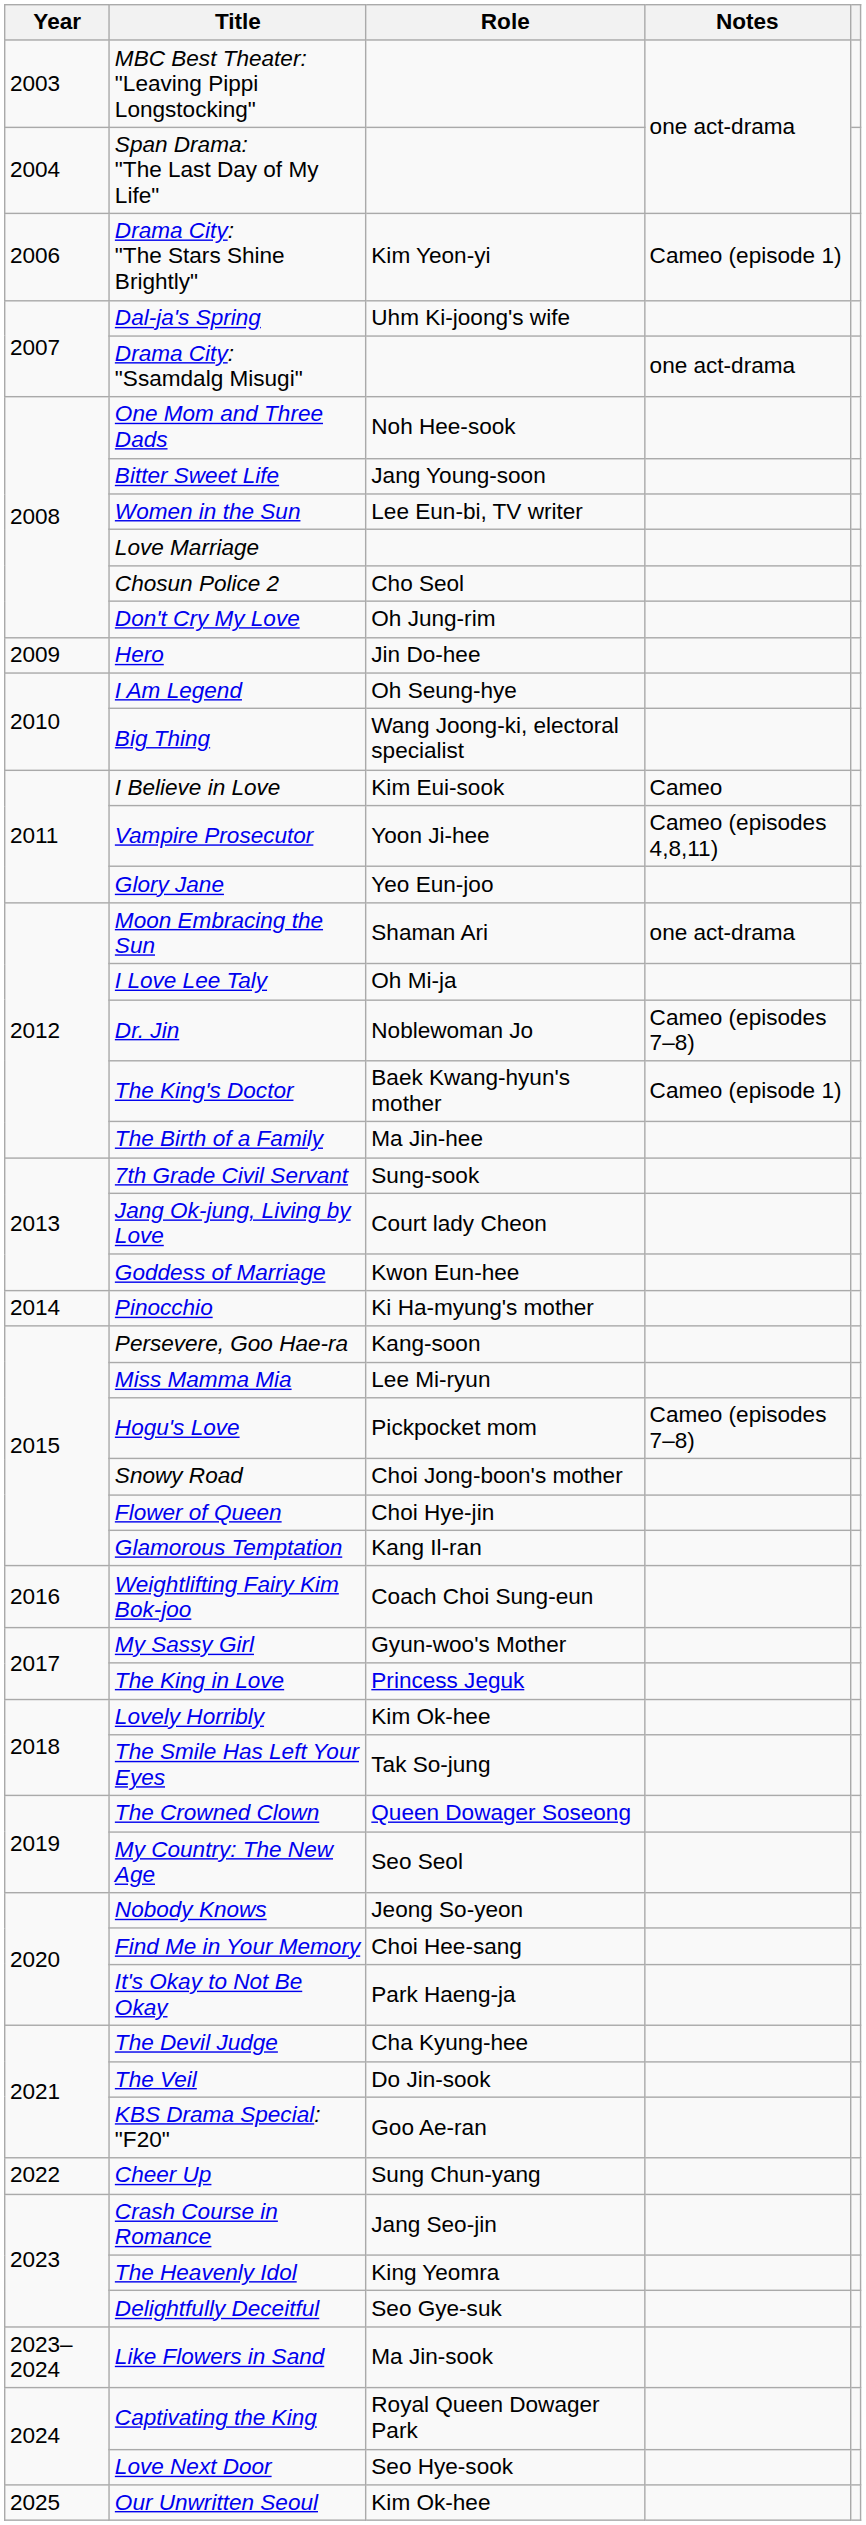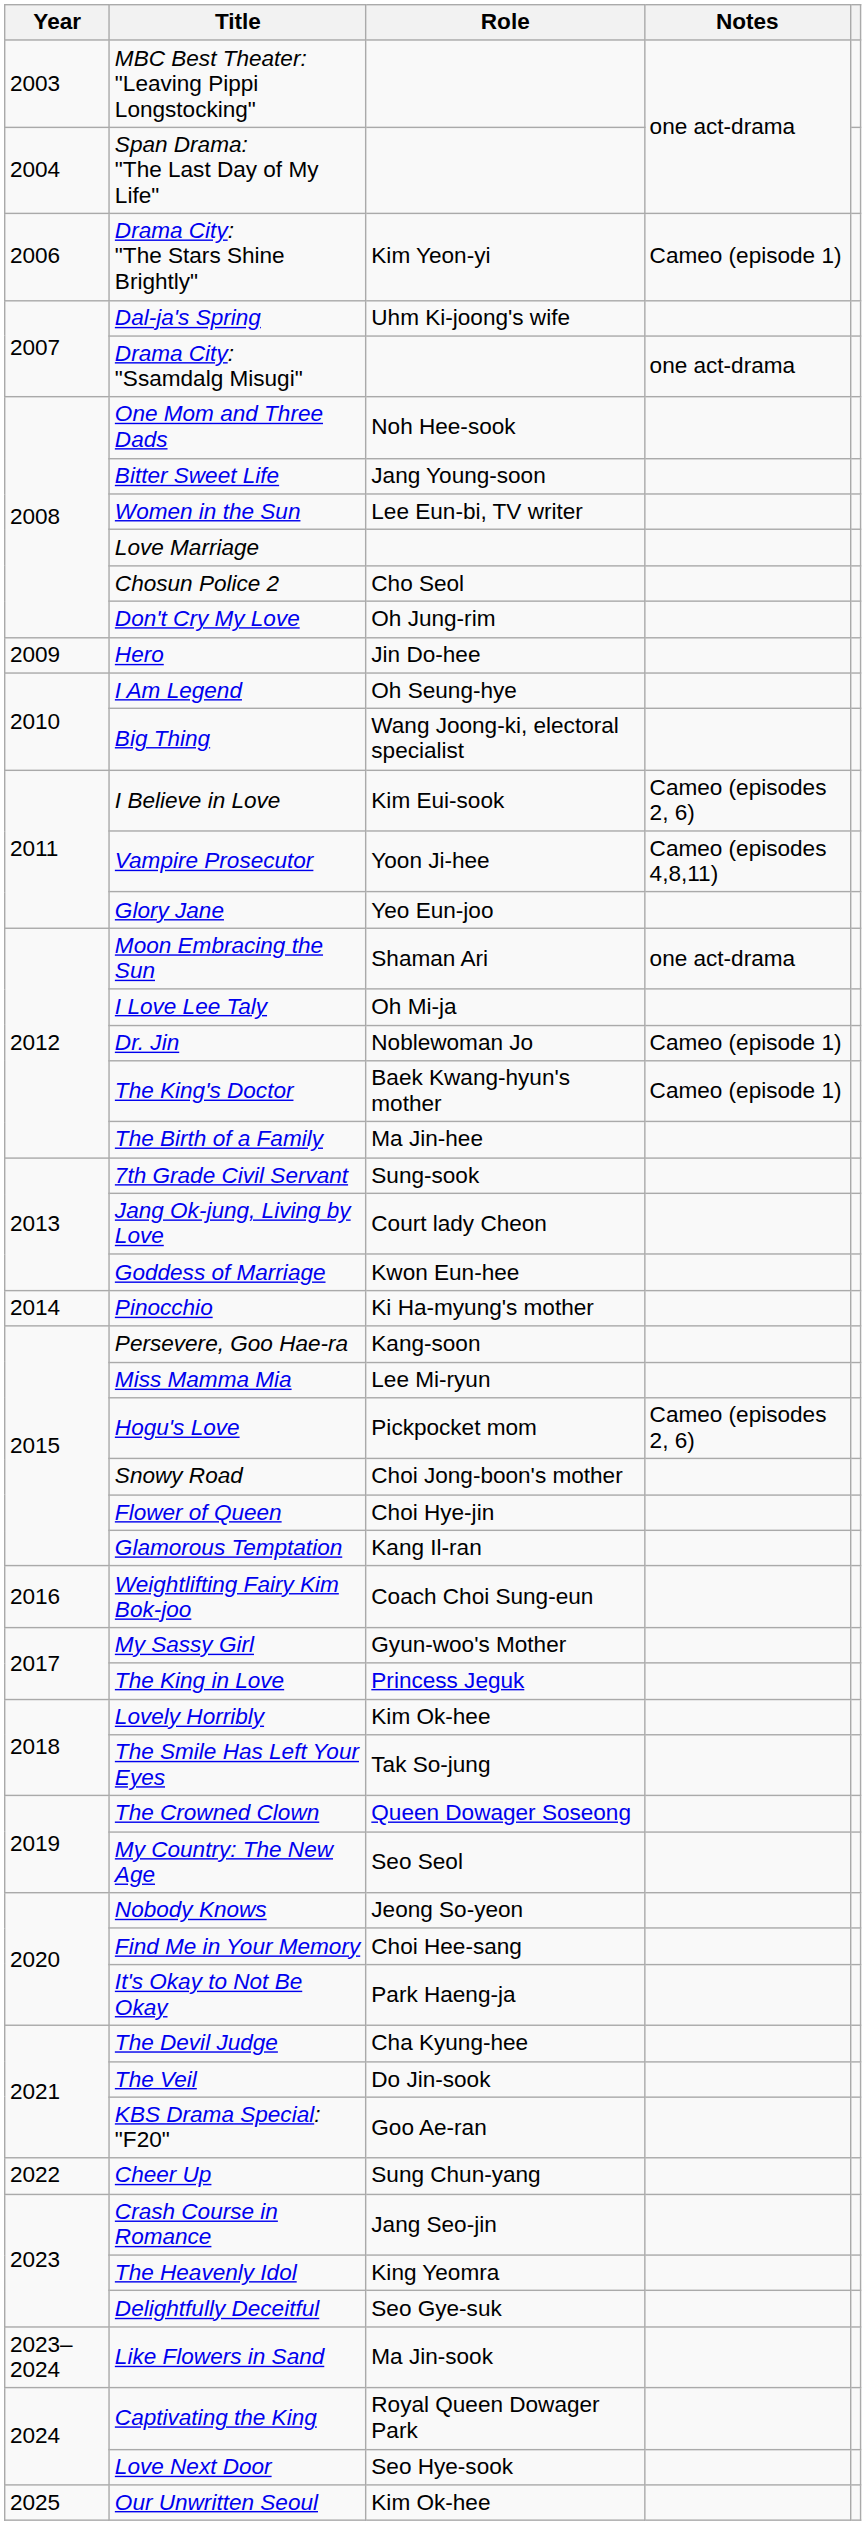(686, 787) Cameo -> (738, 800) Cameo (episodes 2, 6)
(738, 1029) Cameo (episodes 7–8) -> (746, 1042) Cameo (episode 1)
(738, 1427) Cameo (episodes 7–8) -> (738, 1427) Cameo (episodes 2, 6)
